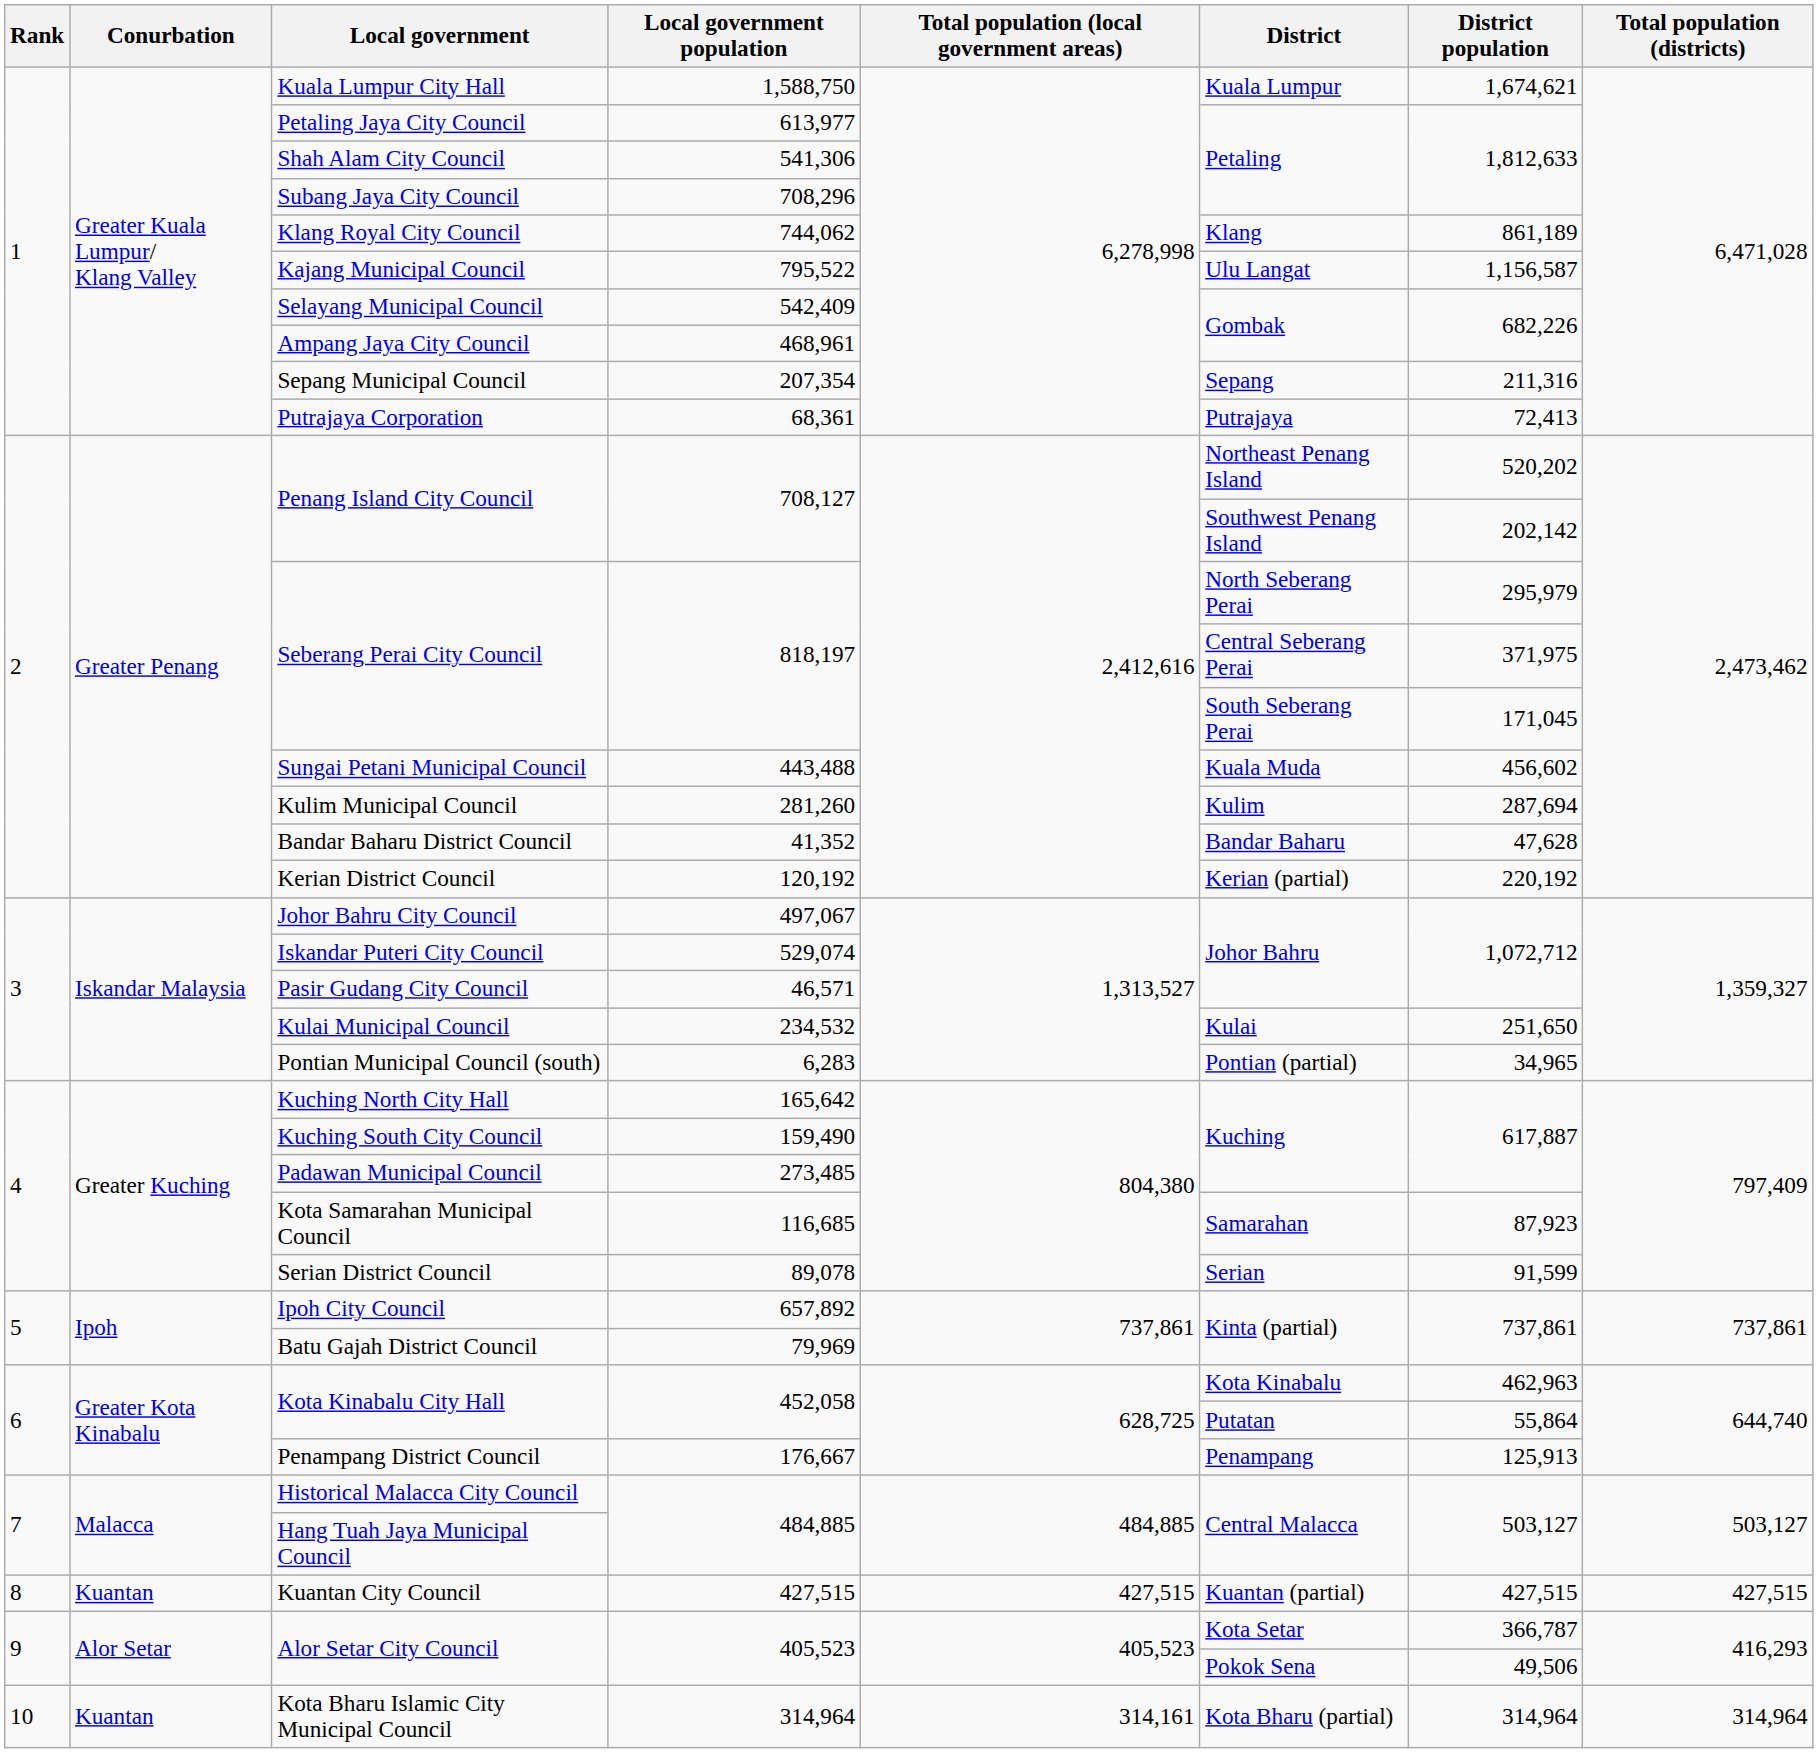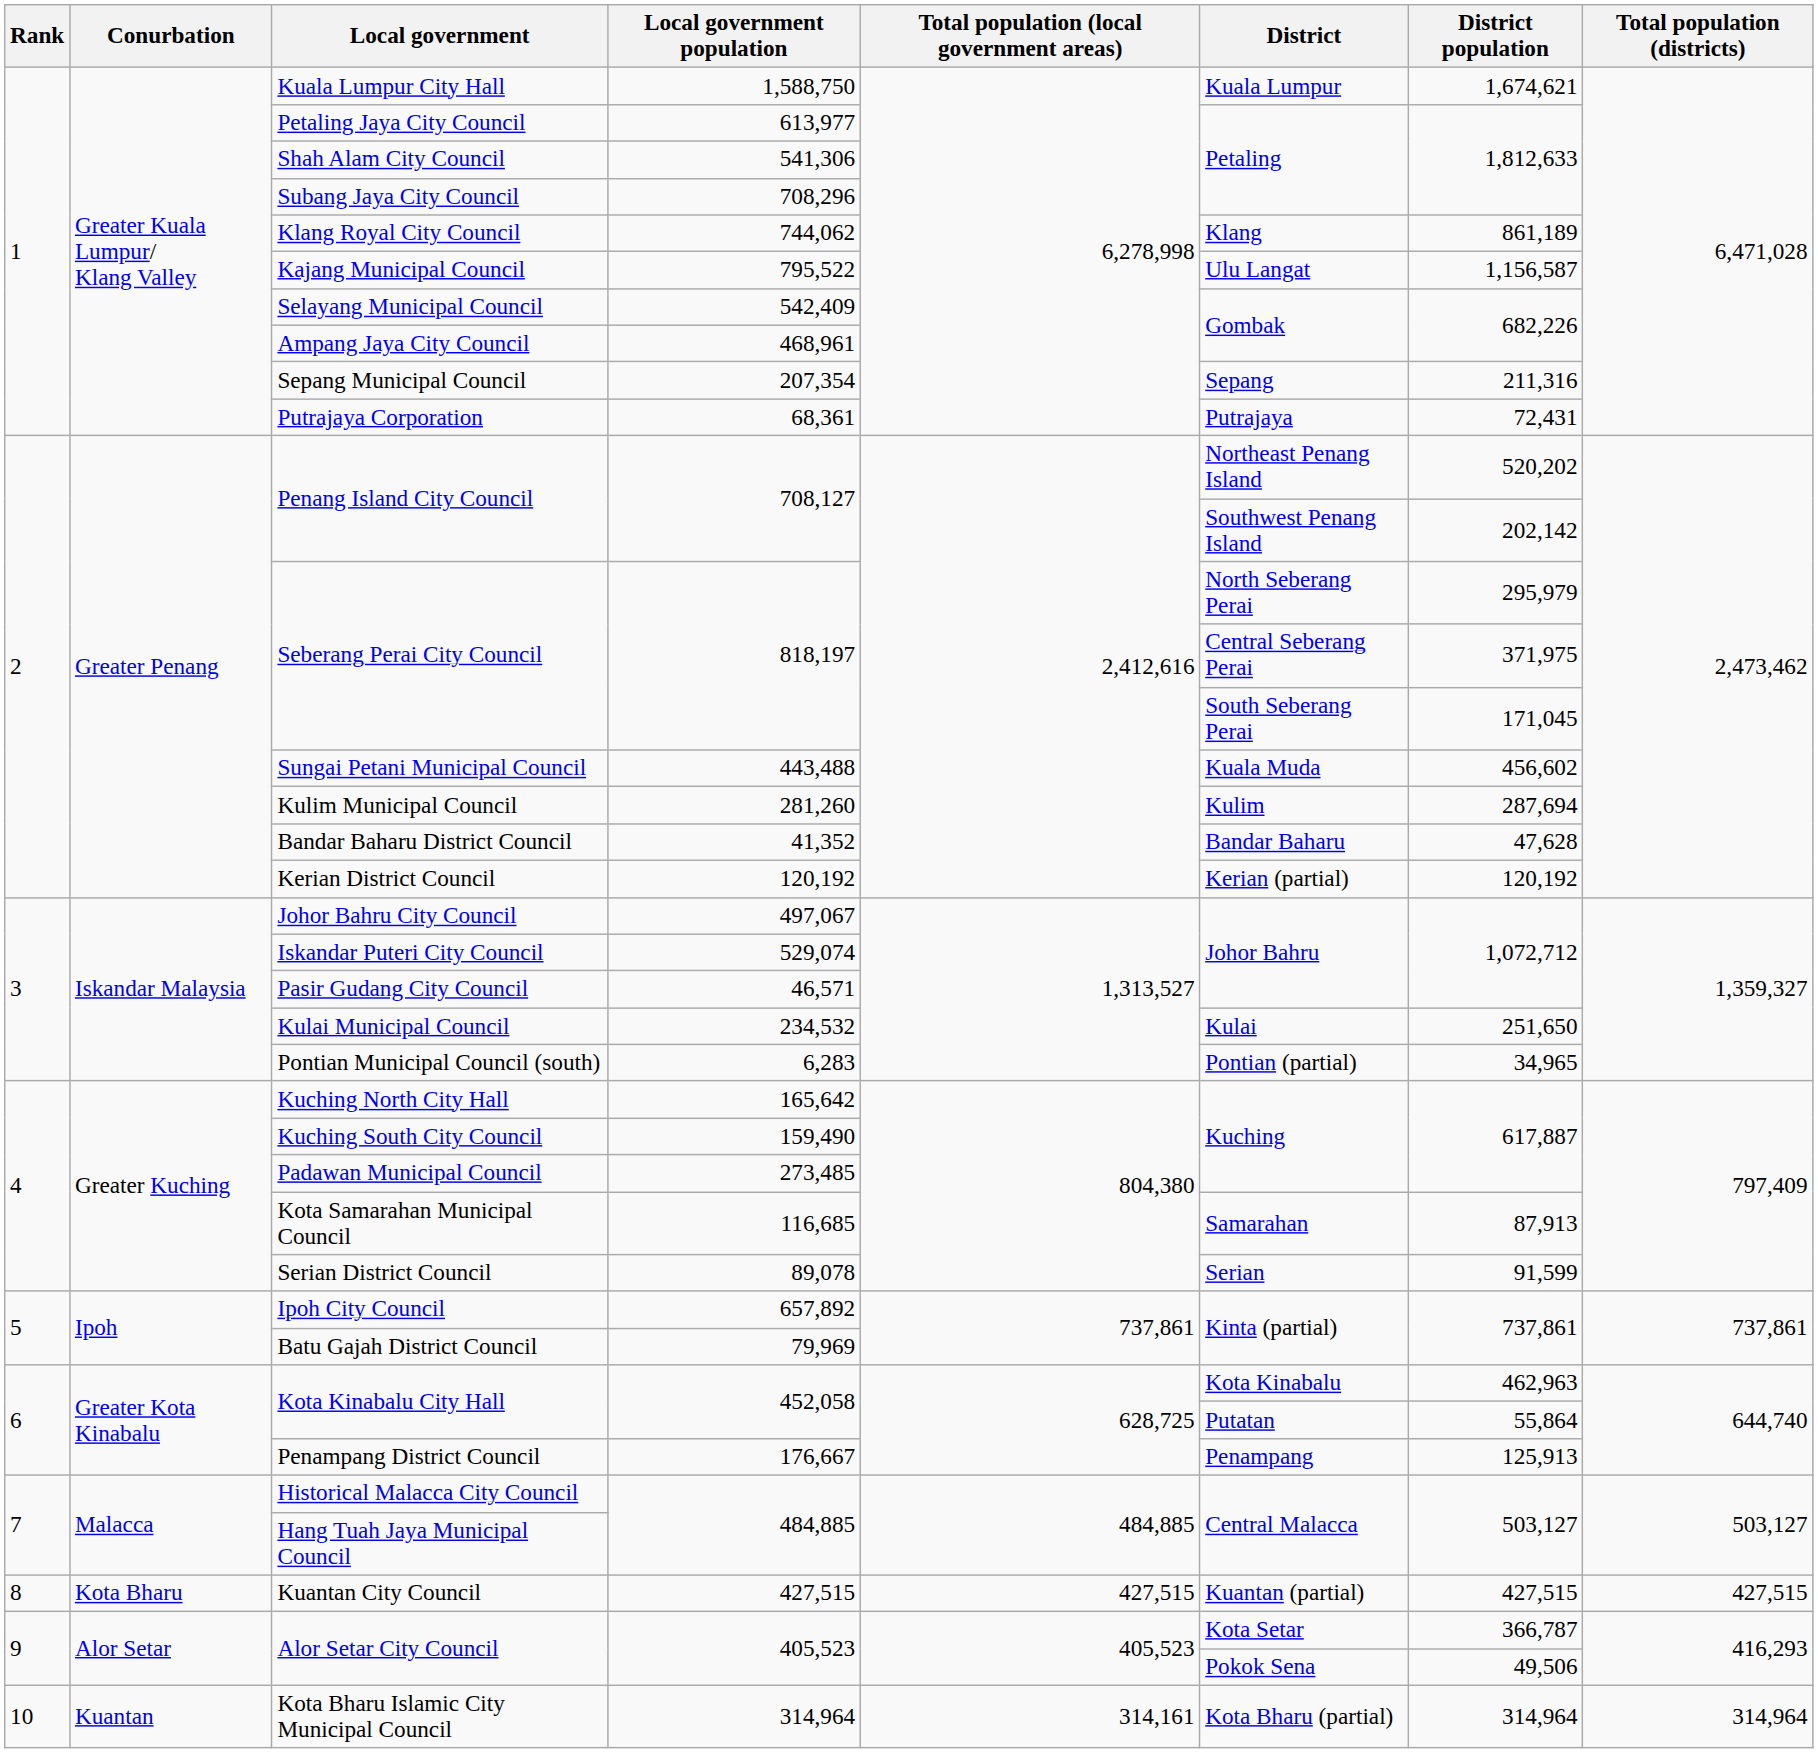(1546, 416) 72,413 -> (1546, 416) 72,431
(1540, 878) 220,192 -> (1540, 878) 120,192
(1546, 1222) 87,923 -> (1546, 1222) 87,913
(114, 1593) Kuantan -> (129, 1593) Kota Bharu
